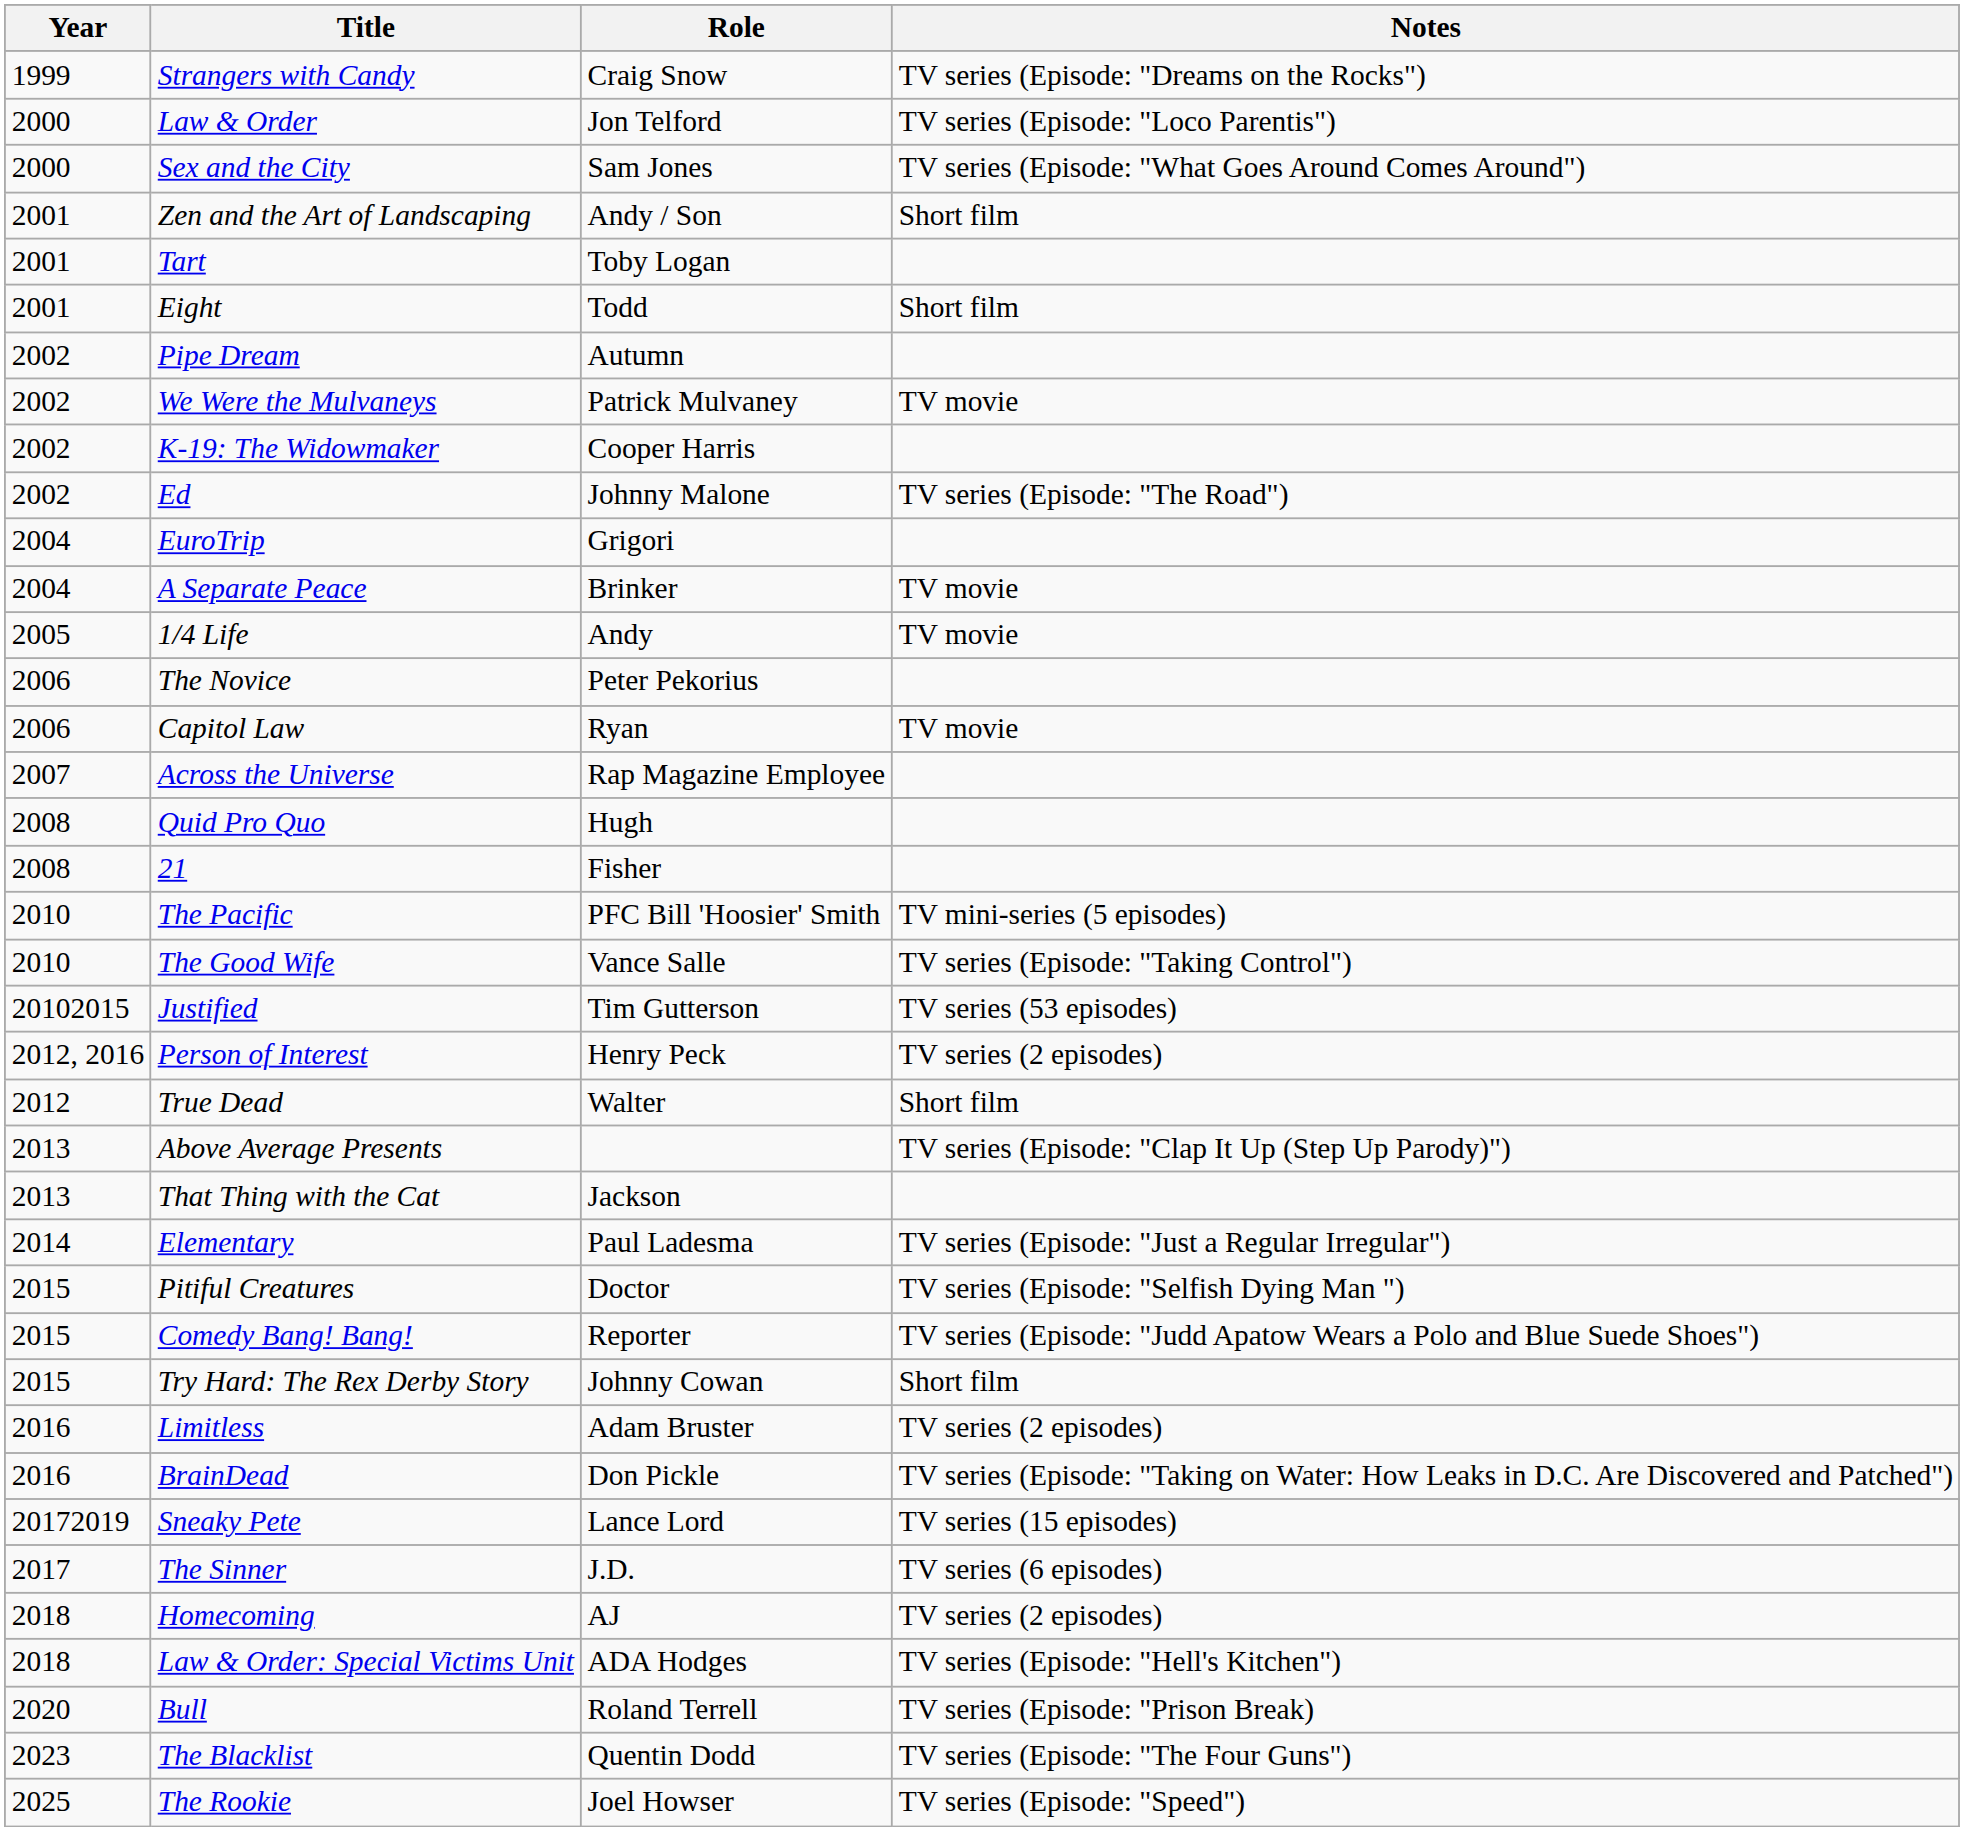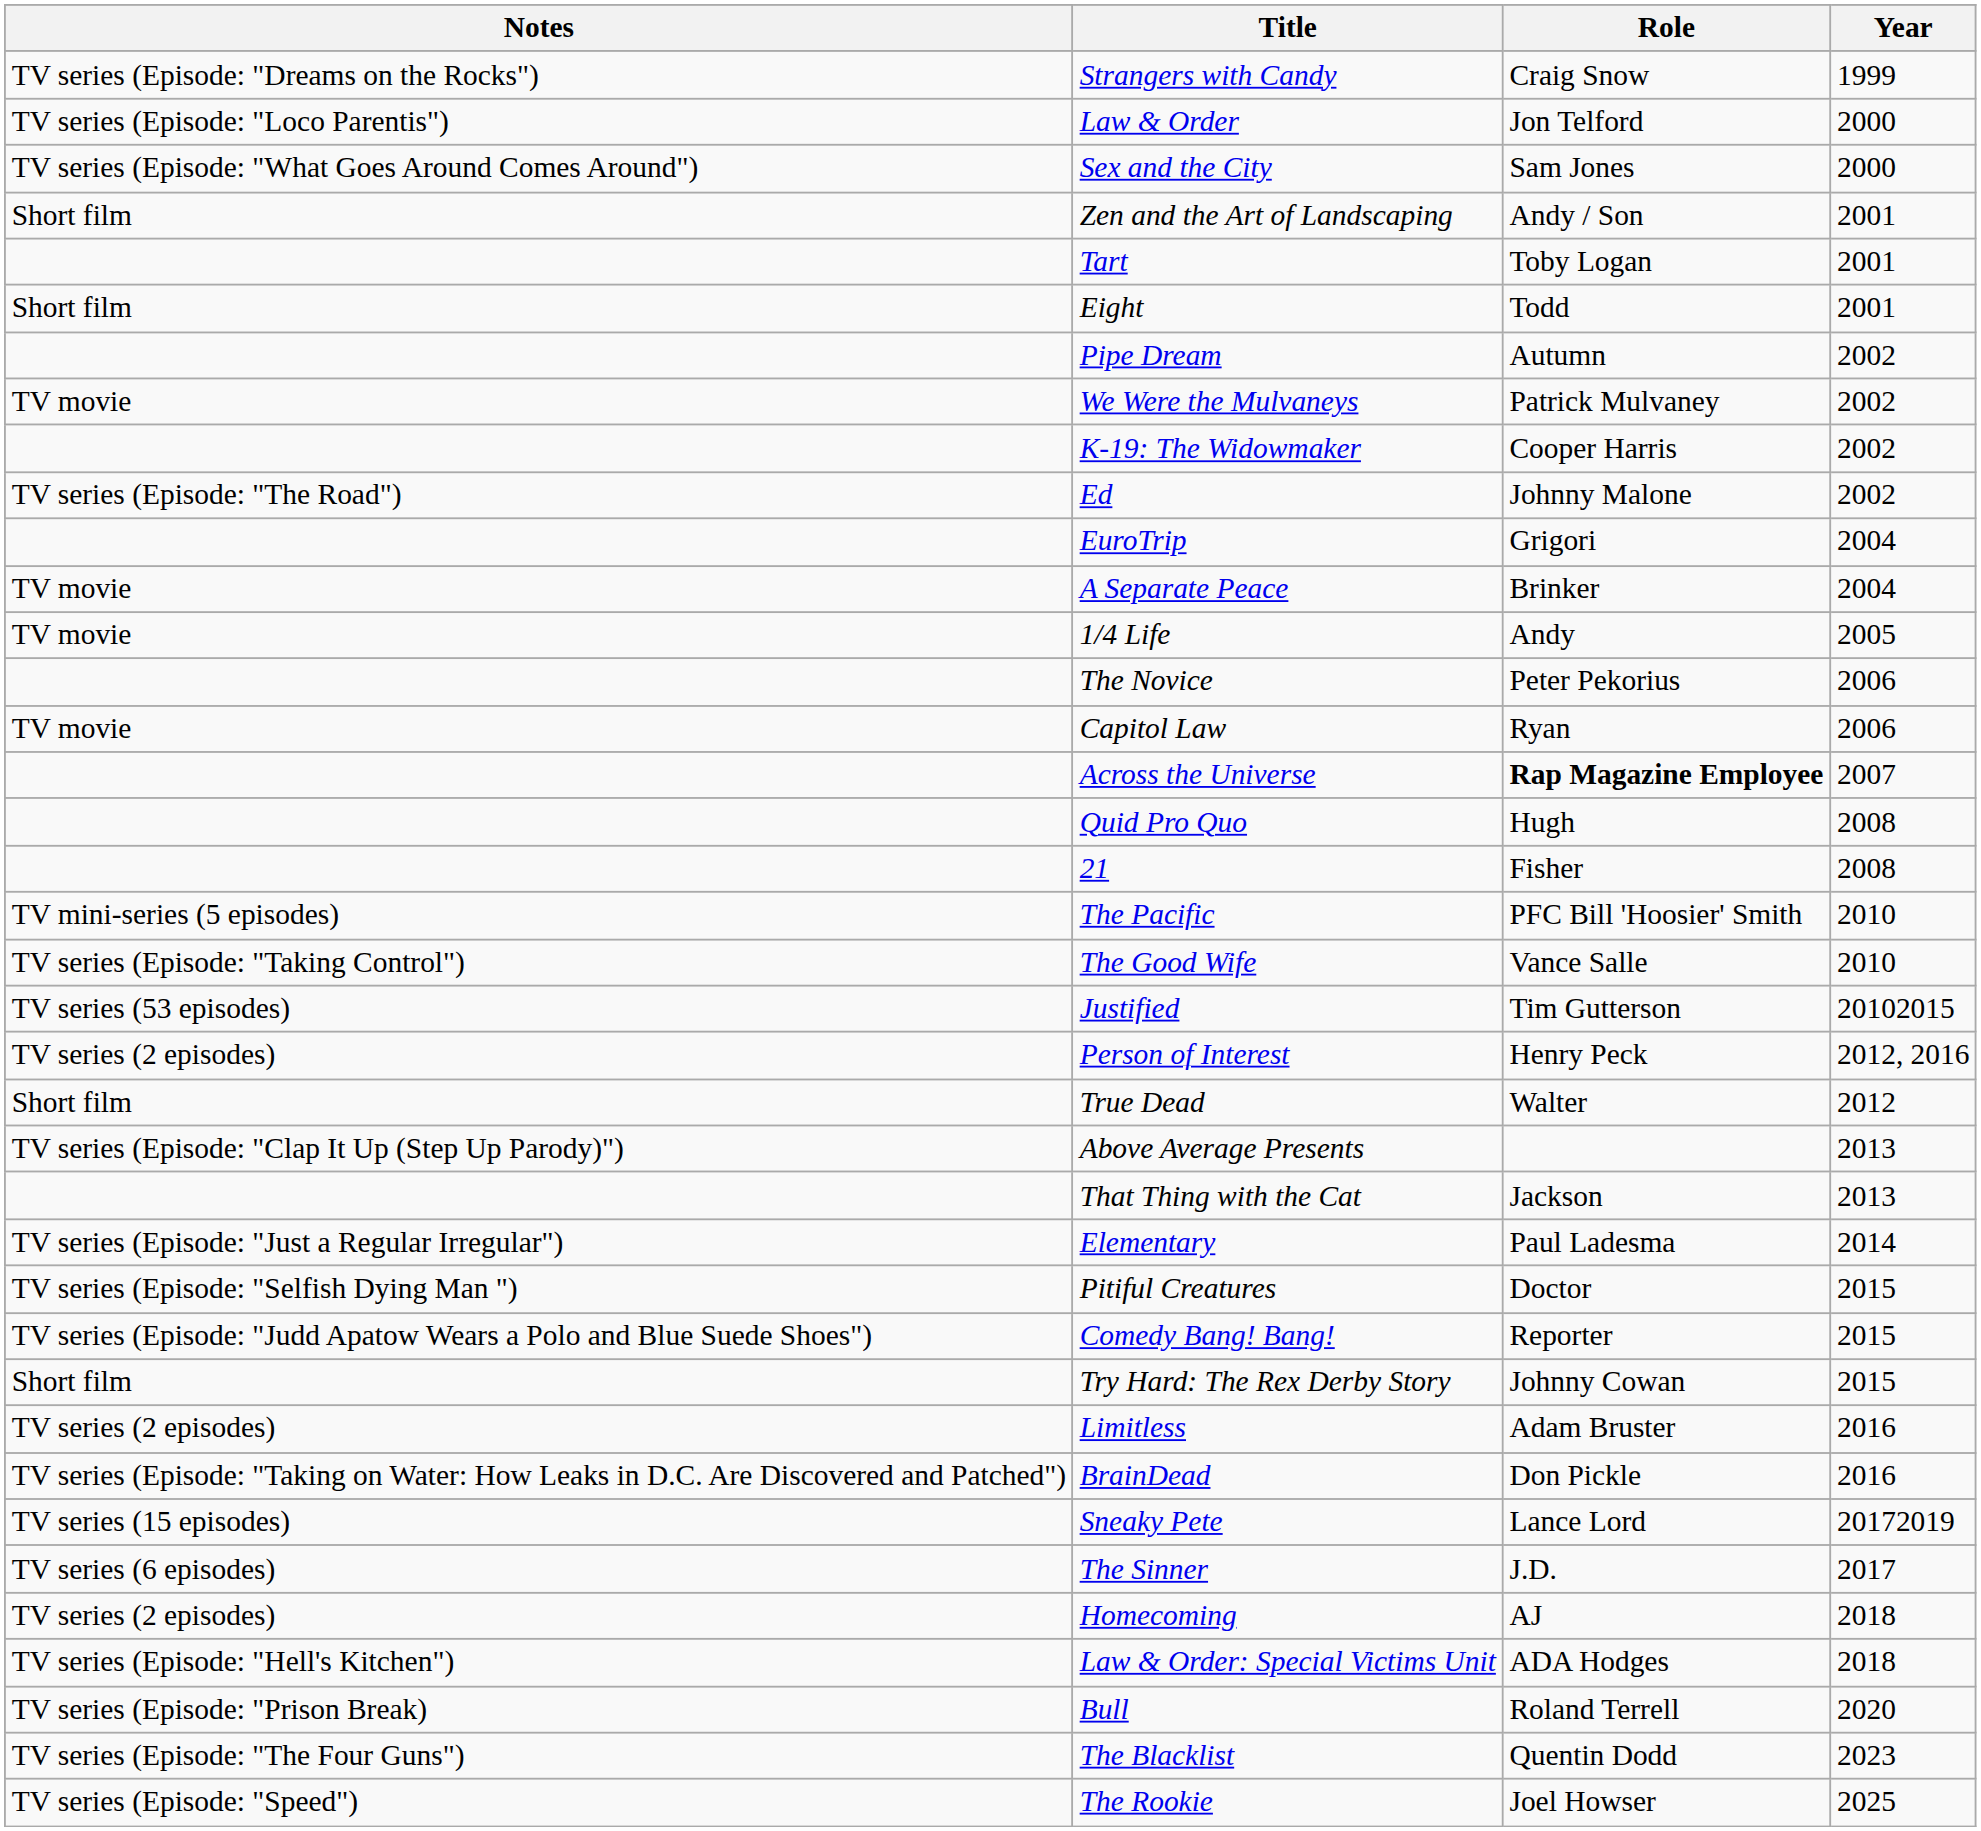columns swapped: (78, 27) <-> (1426, 27)
(736, 774) normal -> (1666, 774) bold
